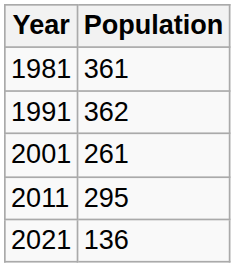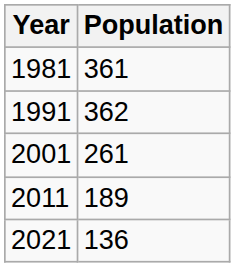(106, 197) 295 -> (106, 197) 189
